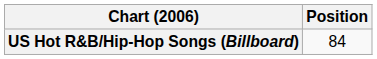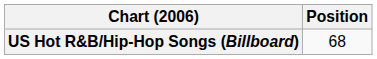(337, 41) 84 -> (337, 41) 68
